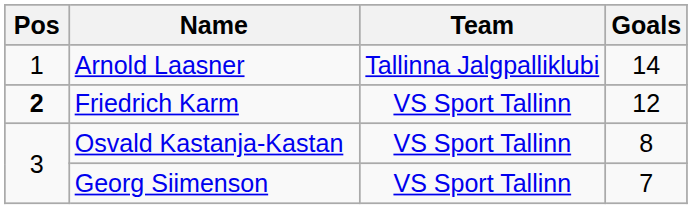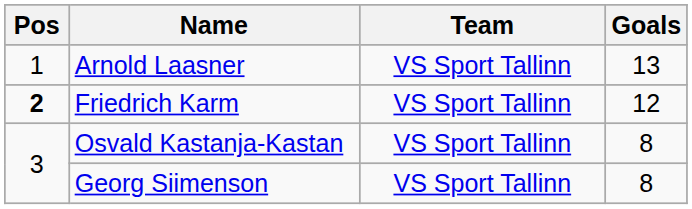(482, 65) Tallinna Jalgpalliklubi -> (482, 65) VS Sport Tallinn
(646, 65) 14 -> (646, 65) 13
(646, 183) 7 -> (646, 183) 8
